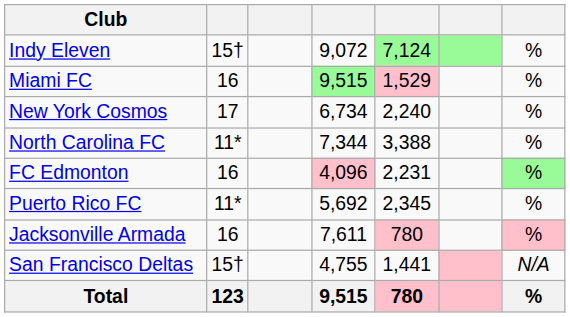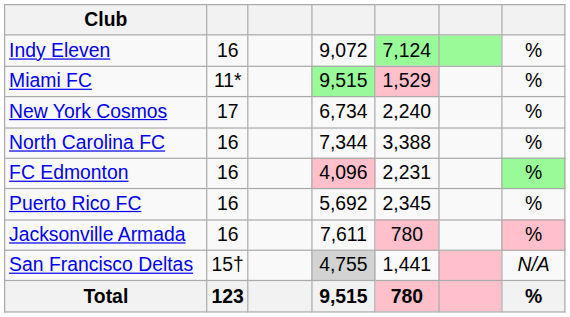(228, 50) 15† -> (228, 50) 16
(228, 81) 16 -> (228, 81) 11*
(228, 142) 11* -> (228, 142) 16
(228, 204) 11* -> (228, 204) 16
(343, 265) no background -> (343, 265) lightgrey background
